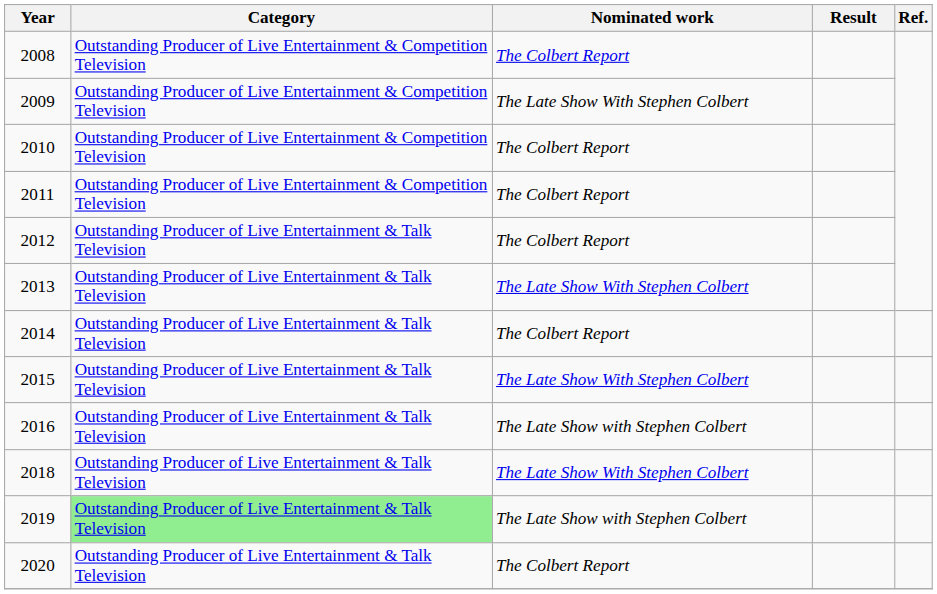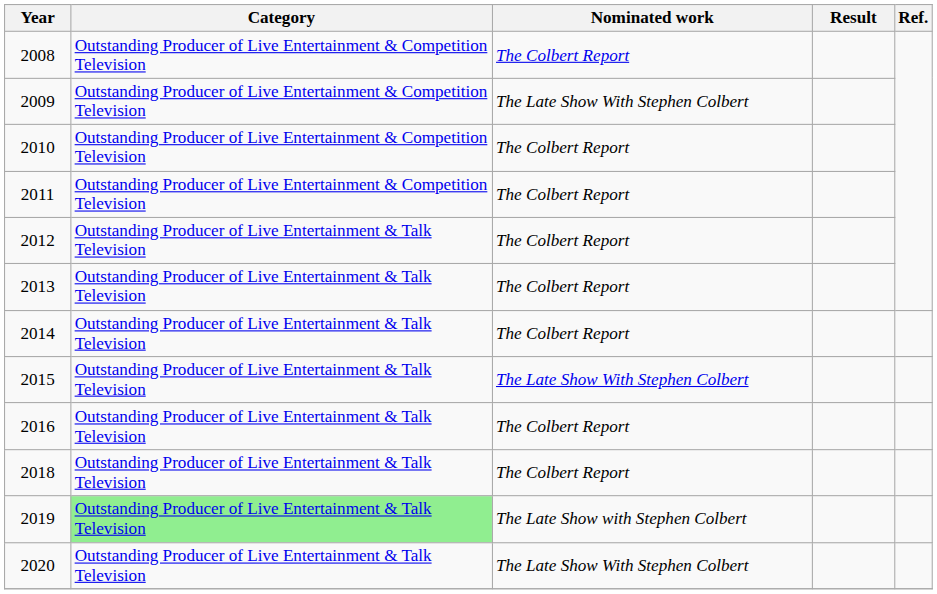(622, 286) The Late Show With Stephen Colbert -> (563, 286) The Colbert Report
(621, 426) The Late Show with Stephen Colbert -> (563, 426) The Colbert Report
(622, 472) The Late Show With Stephen Colbert -> (563, 472) The Colbert Report
(563, 565) The Colbert Report -> (622, 565) The Late Show With Stephen Colbert
